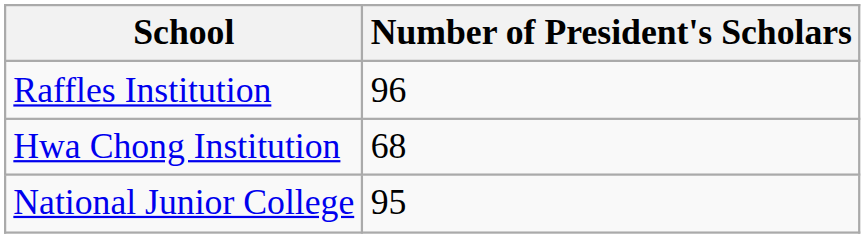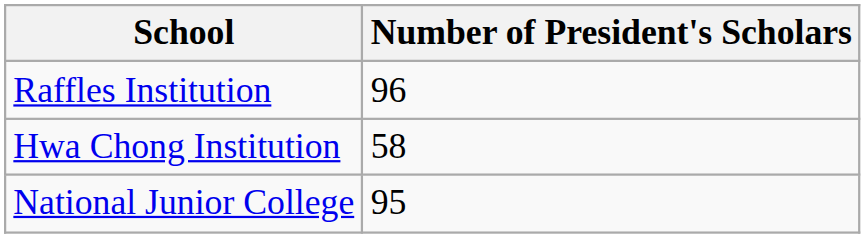(389, 145) 68 -> (389, 145) 58
